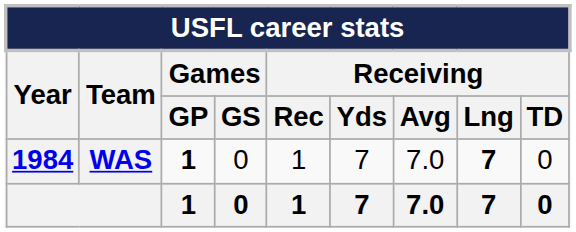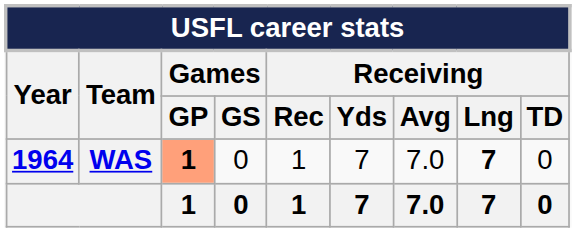(43, 160) 1984 -> (43, 160) 1964
(188, 160) no background -> (188, 160) lightsalmon background
